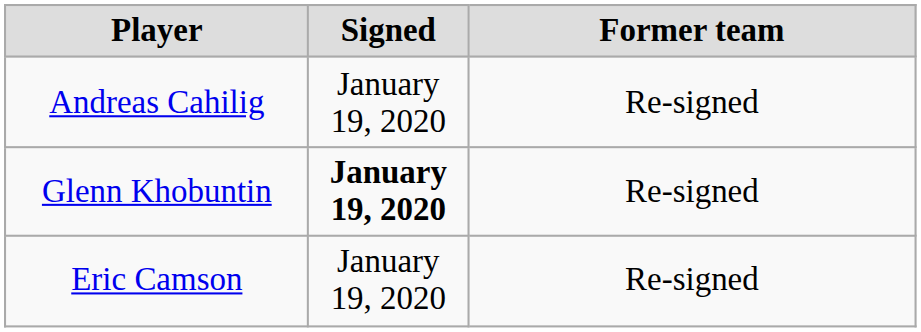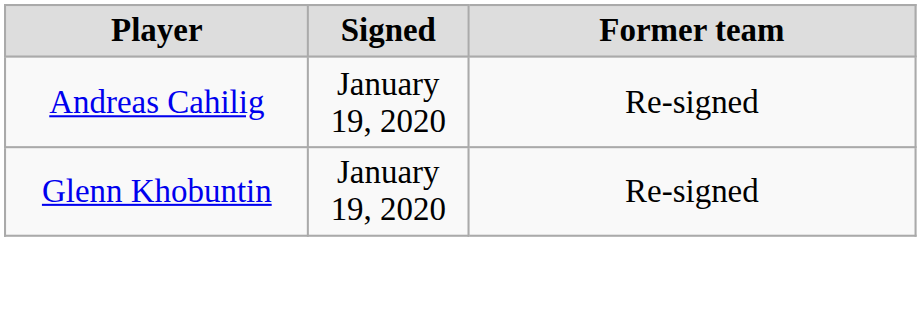(388, 190) bold -> (388, 190) normal
- row: (157, 280)
